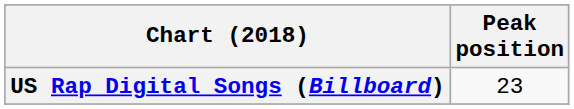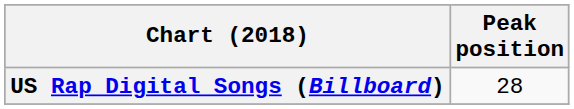(510, 86) 23 -> (510, 86) 28
